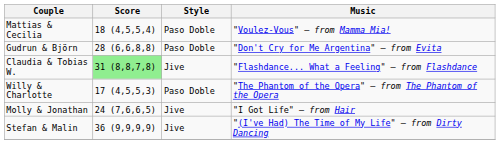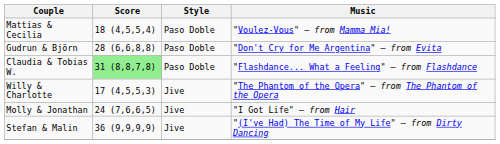(174, 67) Jive -> (189, 67) Paso Doble
(189, 91) Paso Doble -> (174, 91) Jive
